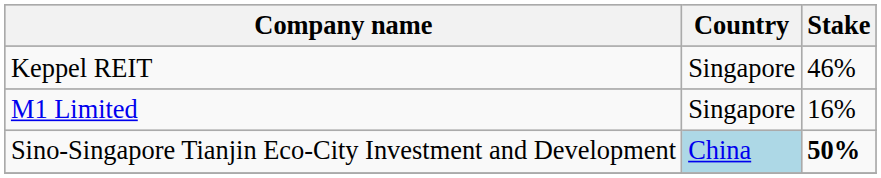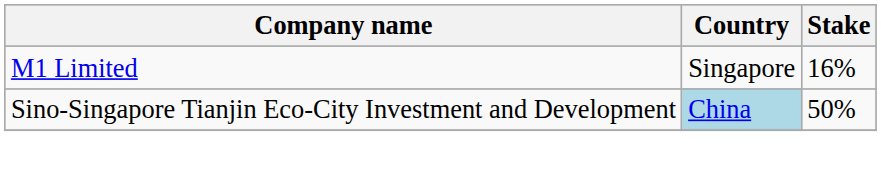- row: (82, 67)
(834, 151) bold -> (832, 109) normal
